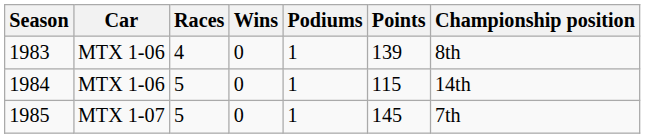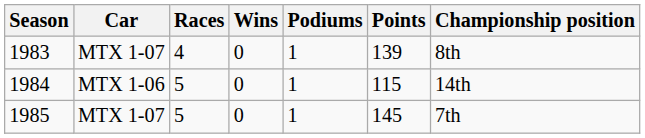(121, 52) MTX 1-06 -> (121, 52) MTX 1-07
